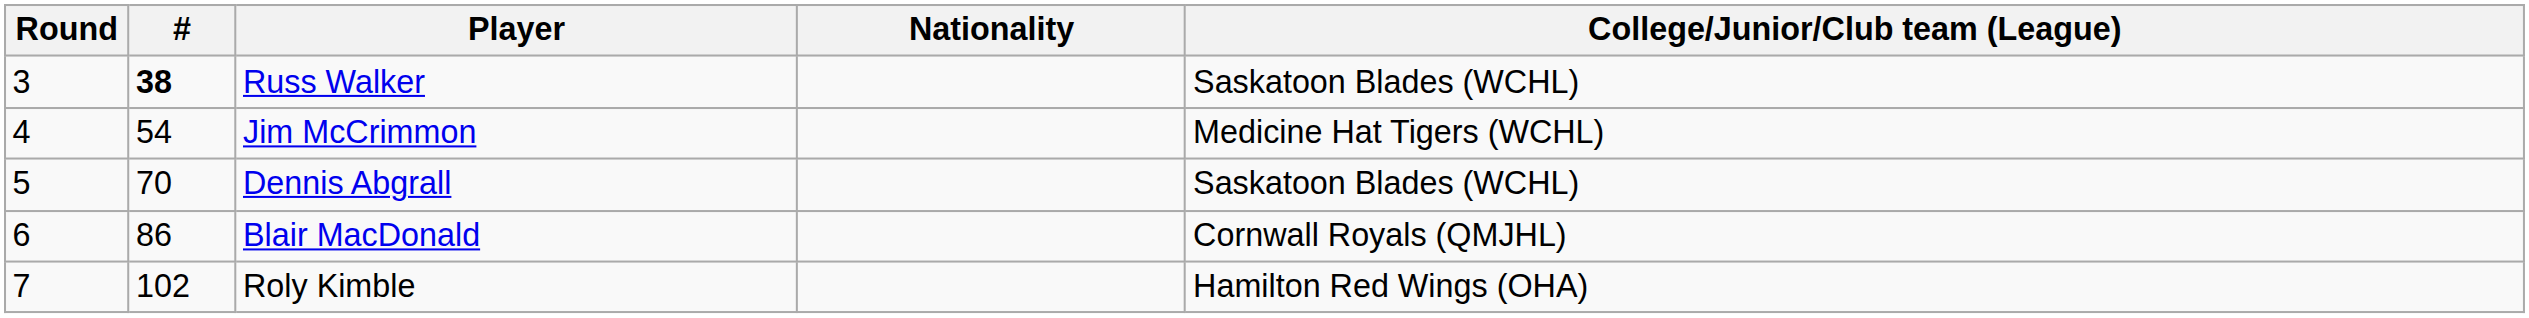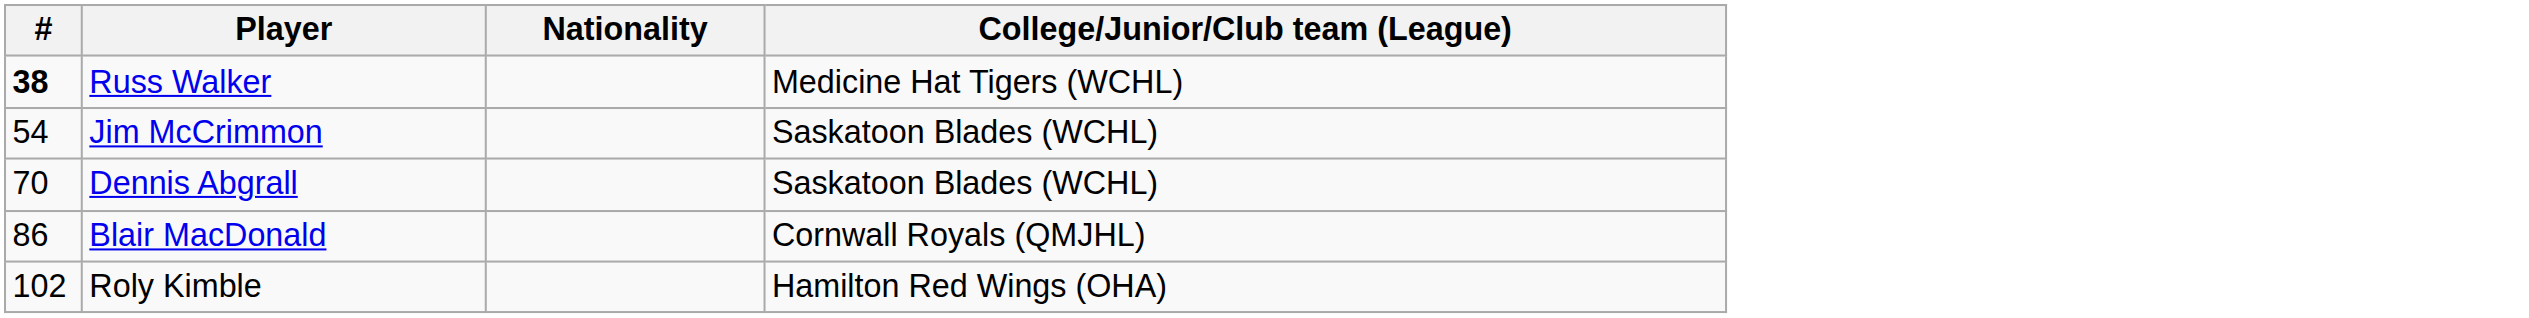- column: (67, 30)
(1386, 81) Saskatoon Blades (WCHL) -> (978, 81) Medicine Hat Tigers (WCHL)
(1399, 132) Medicine Hat Tigers (WCHL) -> (965, 132) Saskatoon Blades (WCHL)
